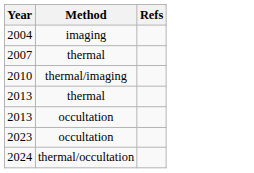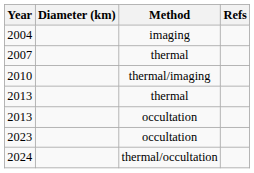+ column: (77, 15)
